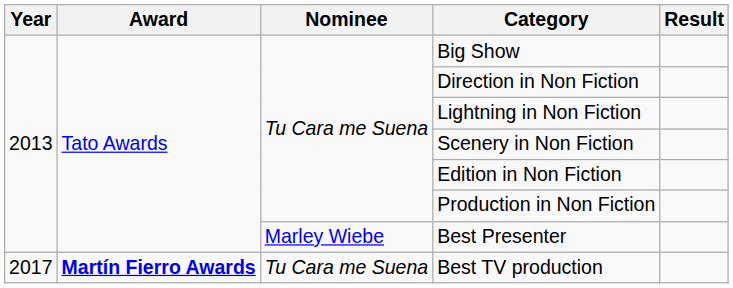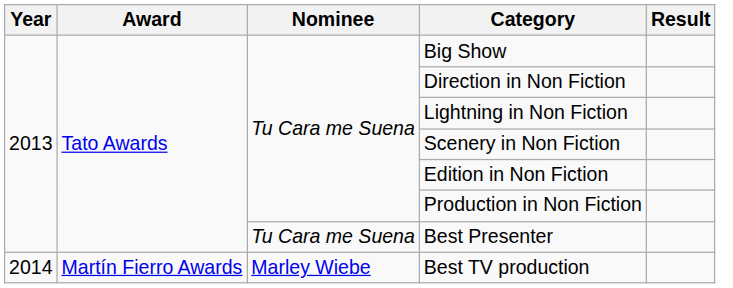(324, 236) Marley Wiebe -> (333, 236) Tu Cara me Suena
(31, 267) 2017 -> (31, 267) 2014
(159, 267) bold -> (152, 267) normal
(346, 267) Tu Cara me Suena -> (311, 267) Marley Wiebe
